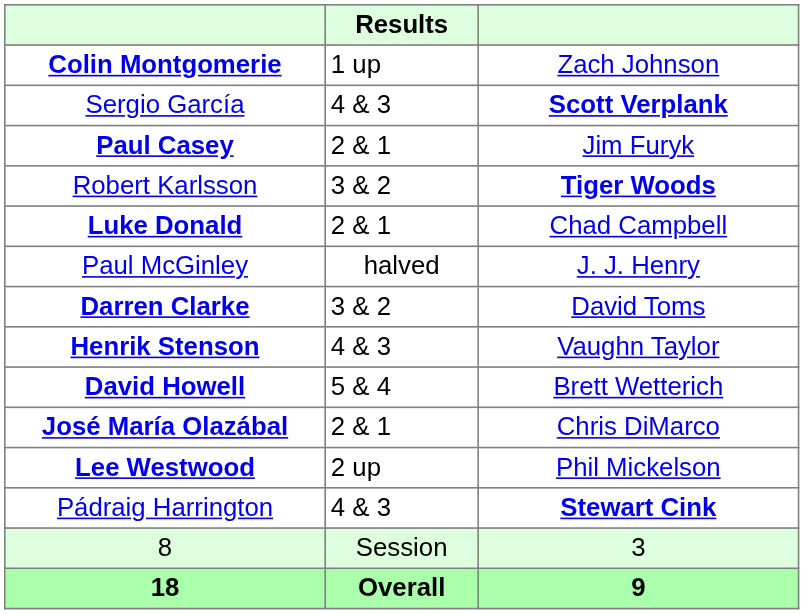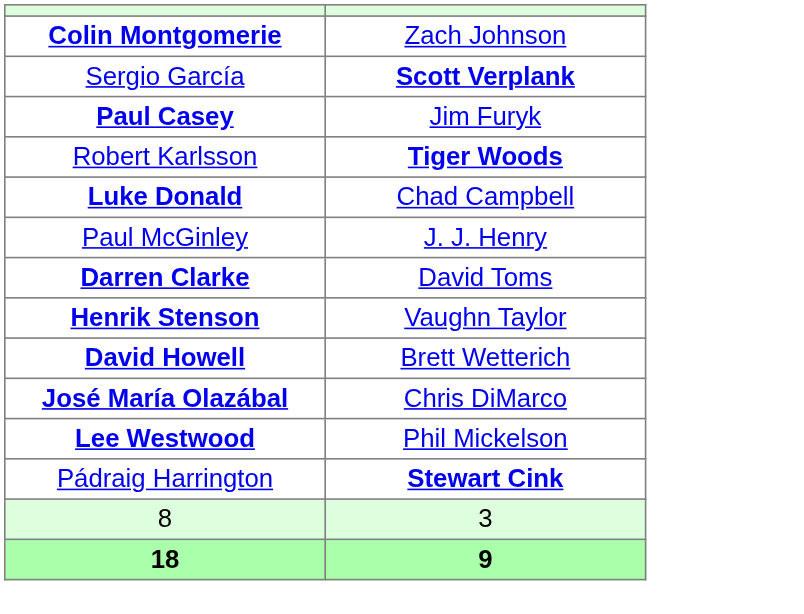- column: (402, 24)
